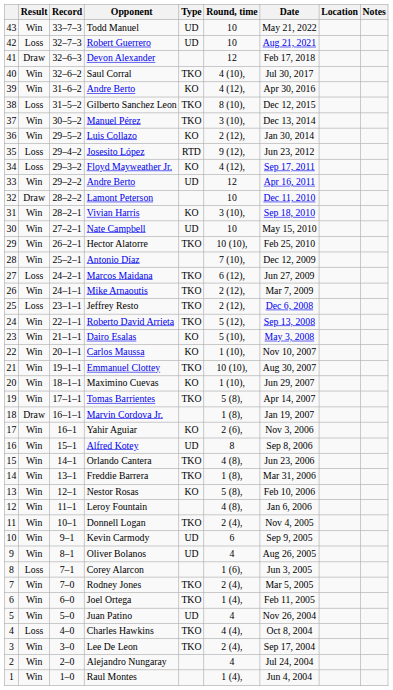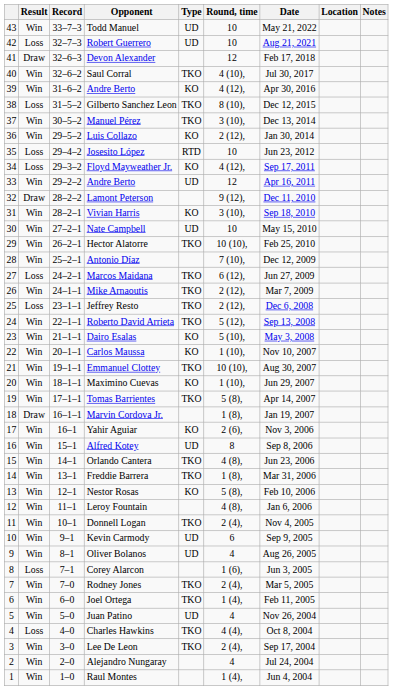(232, 151) 9 (12), -> (232, 151) 10
(232, 197) 10 -> (232, 197) 9 (12),
